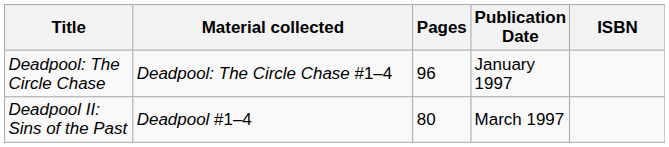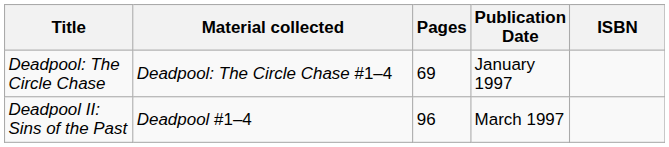(426, 73) 96 -> (426, 73) 69
(426, 119) 80 -> (426, 119) 96
